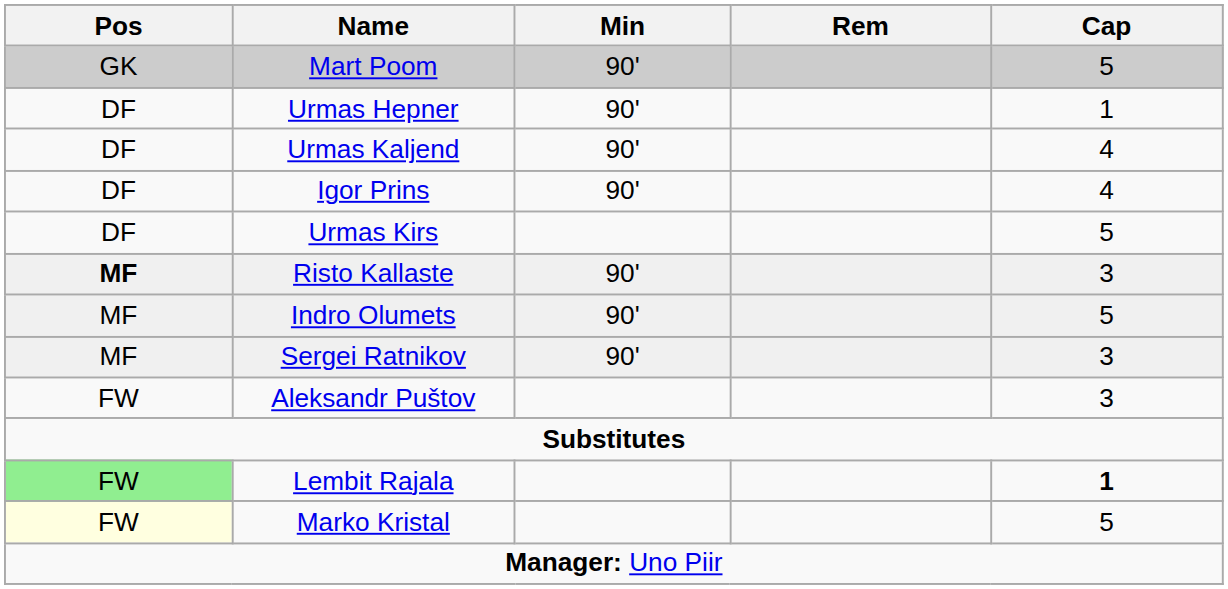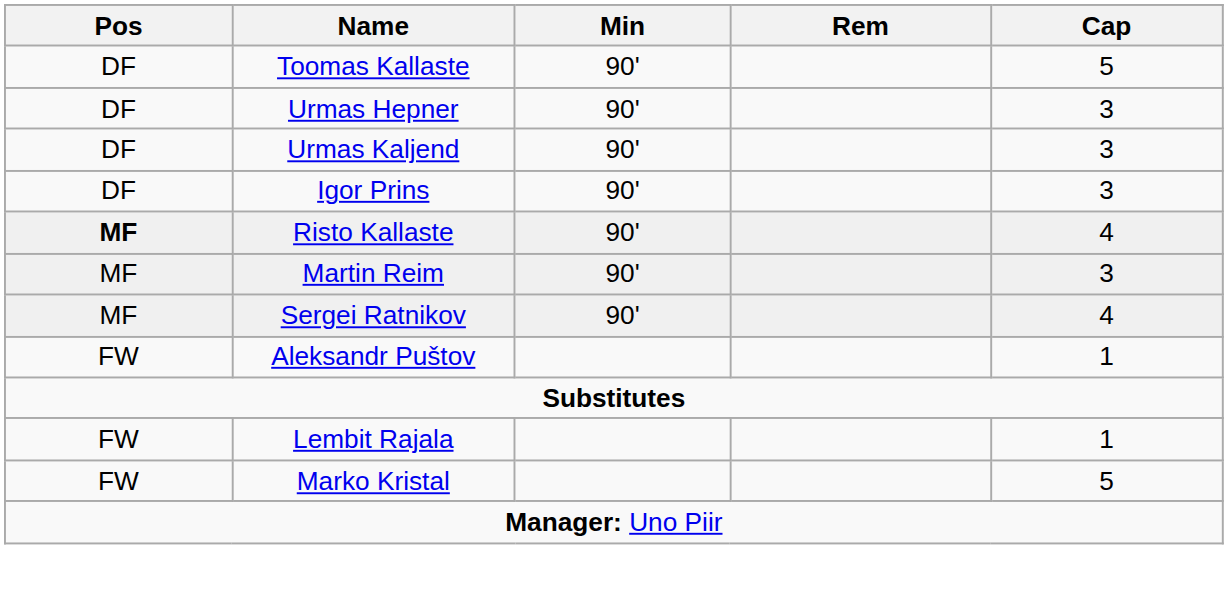- row: (373, 67)
+ row: (373, 67)
(1107, 108) 1 -> (1107, 108) 3
(1107, 149) 4 -> (1107, 149) 3
(1107, 191) 4 -> (1107, 191) 3
- row: (373, 232)
(1107, 273) 3 -> (1107, 232) 4
+ row: (373, 273)
- row: (373, 315)
(1107, 356) 3 -> (1107, 315) 4
(1107, 398) 3 -> (1107, 356) 1
(118, 480) lightgreen background -> (118, 439) no background
(1107, 480) bold -> (1107, 439) normal
(118, 522) lightyellow background -> (118, 480) no background
